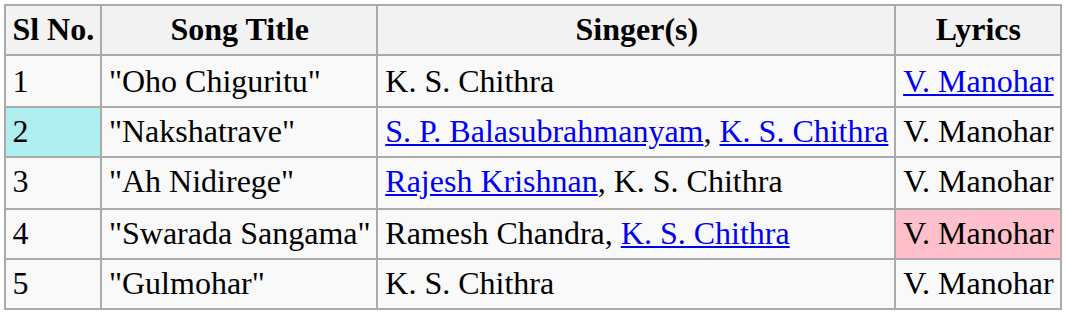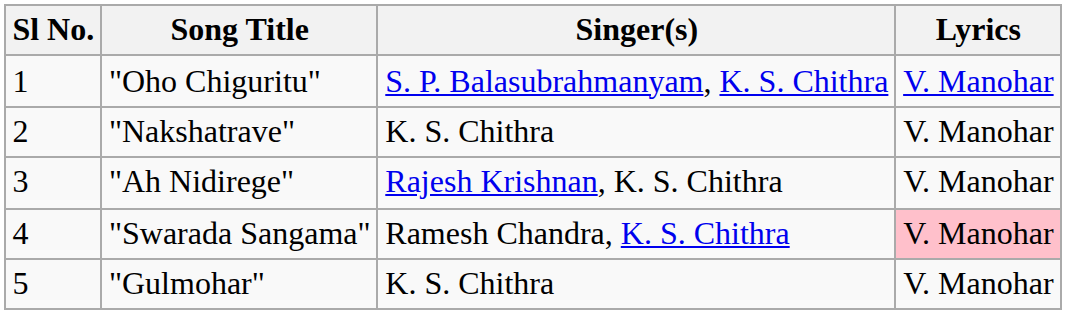(470, 80) K. S. Chithra -> (637, 80) S. P. Balasubrahmanyam, K. S. Chithra
(20, 131) paleturquoise background -> (20, 131) no background
(637, 131) S. P. Balasubrahmanyam, K. S. Chithra -> (470, 131) K. S. Chithra
